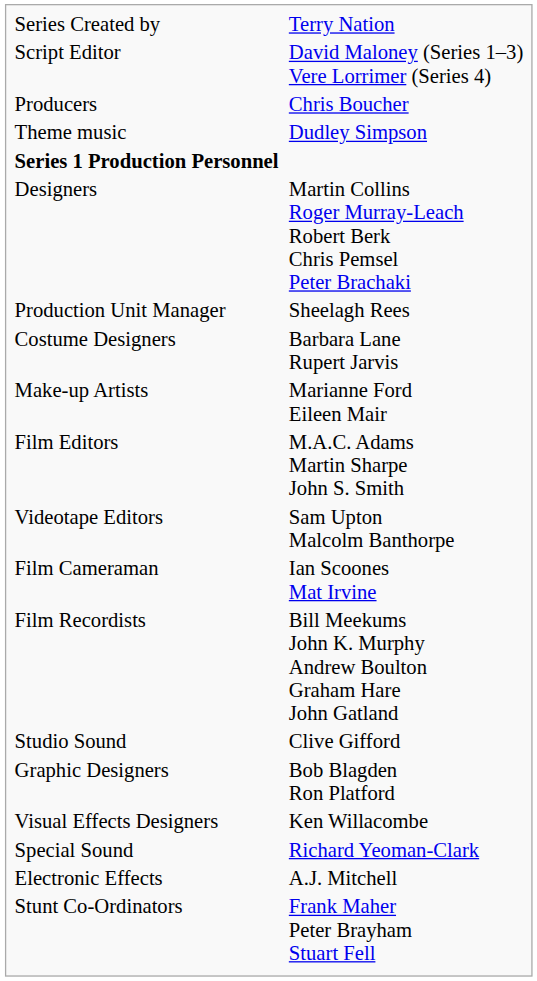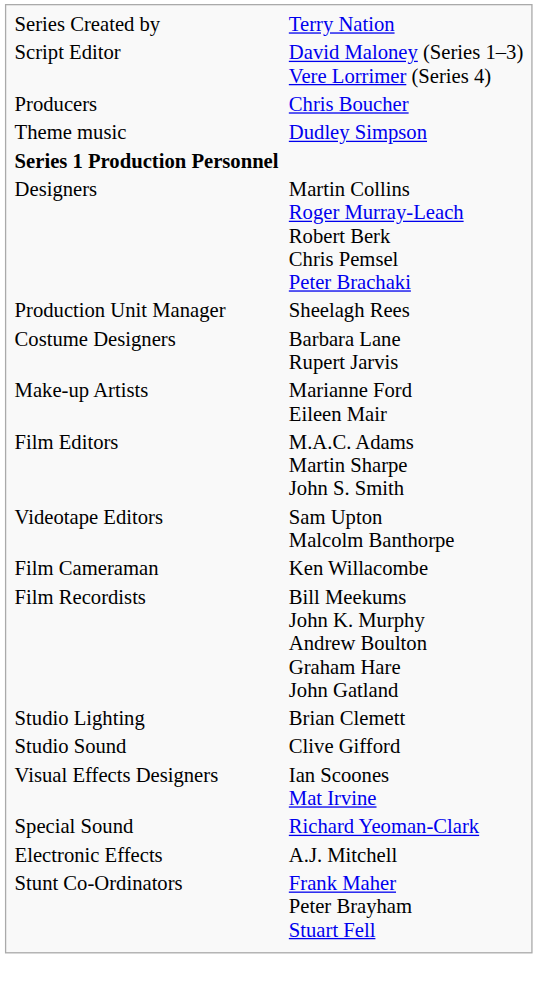(339, 580) Ian Scoones Mat Irvine -> (358, 569) Ken Willacombe
+ row: (80, 718)
- row: (92, 770)
(358, 821) Ken Willacombe -> (339, 787) Ian Scoones Mat Irvine
